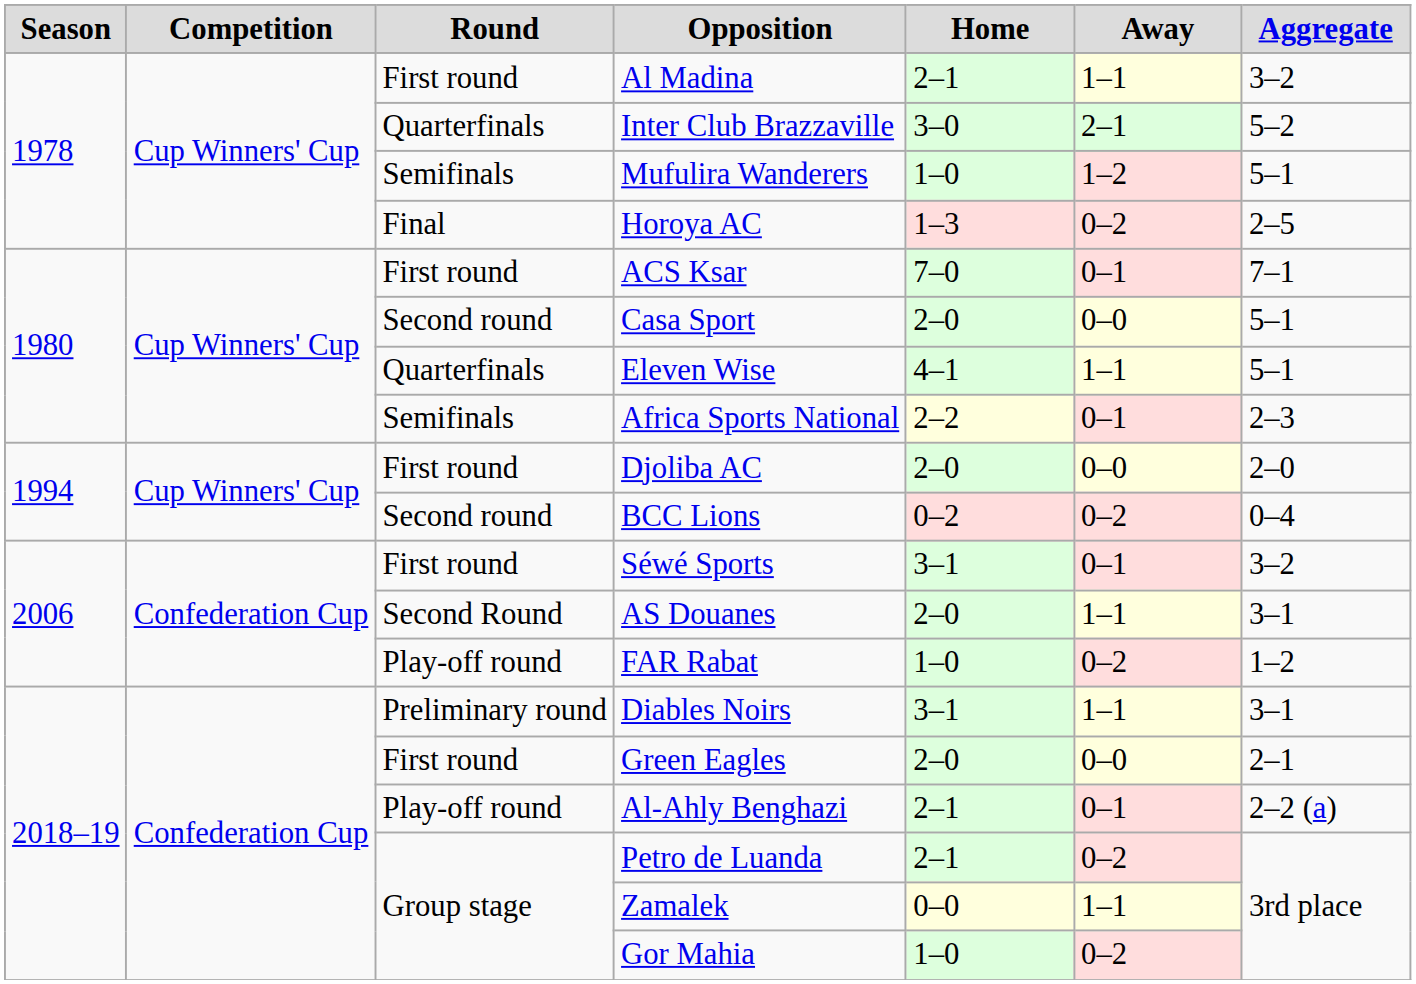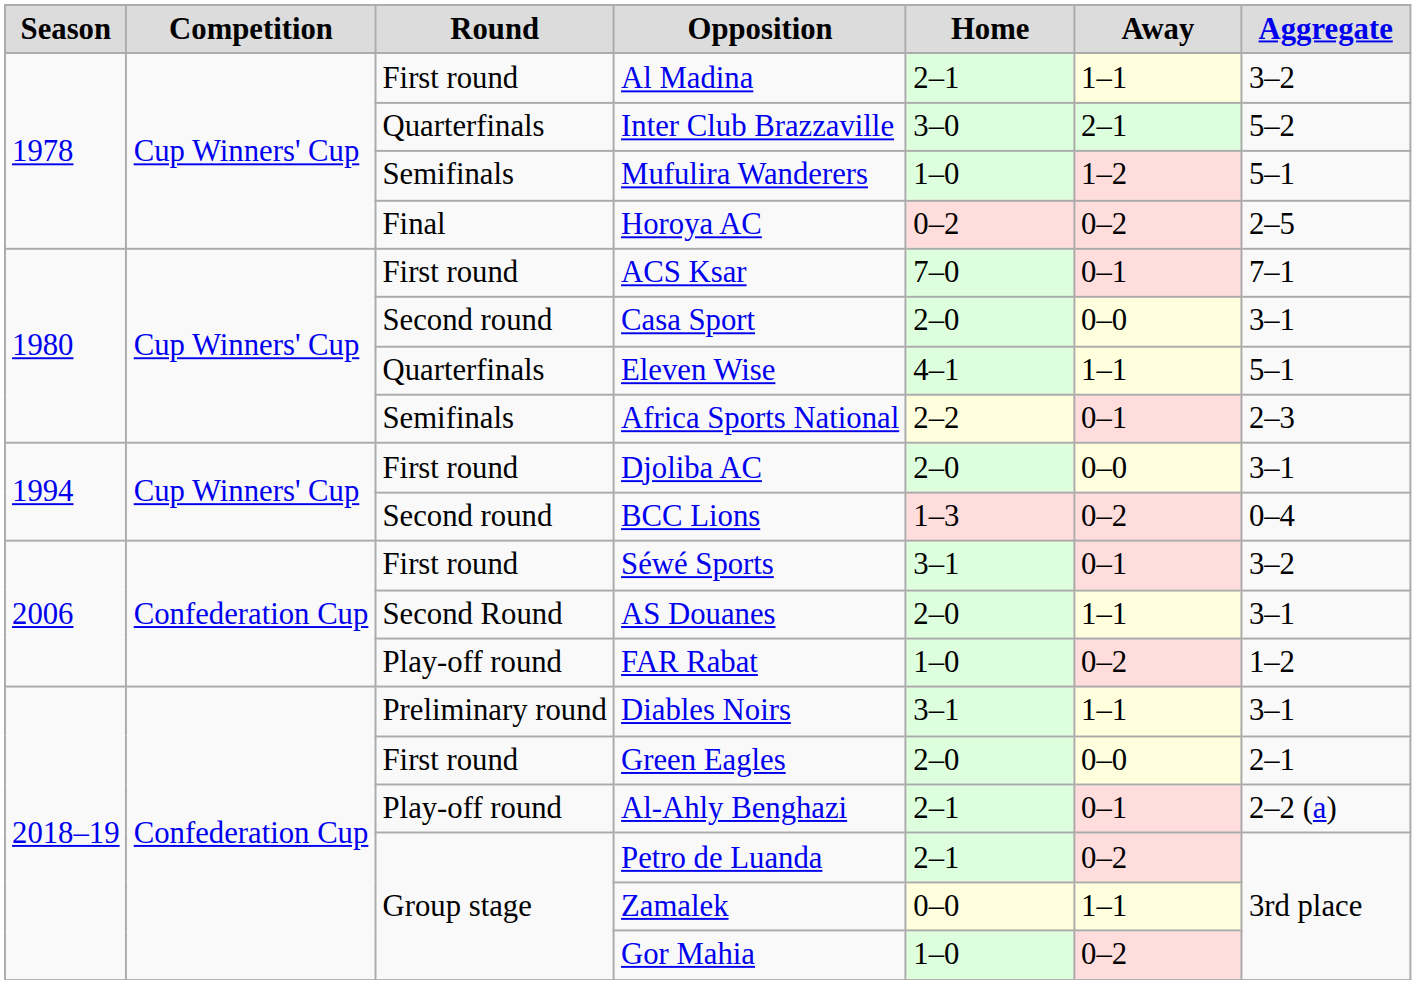(936, 223) 1–3 -> (936, 223) 0–2
(1272, 321) 5–1 -> (1272, 321) 3–1
(1272, 467) 2–0 -> (1272, 467) 3–1
(936, 516) 0–2 -> (936, 516) 1–3
